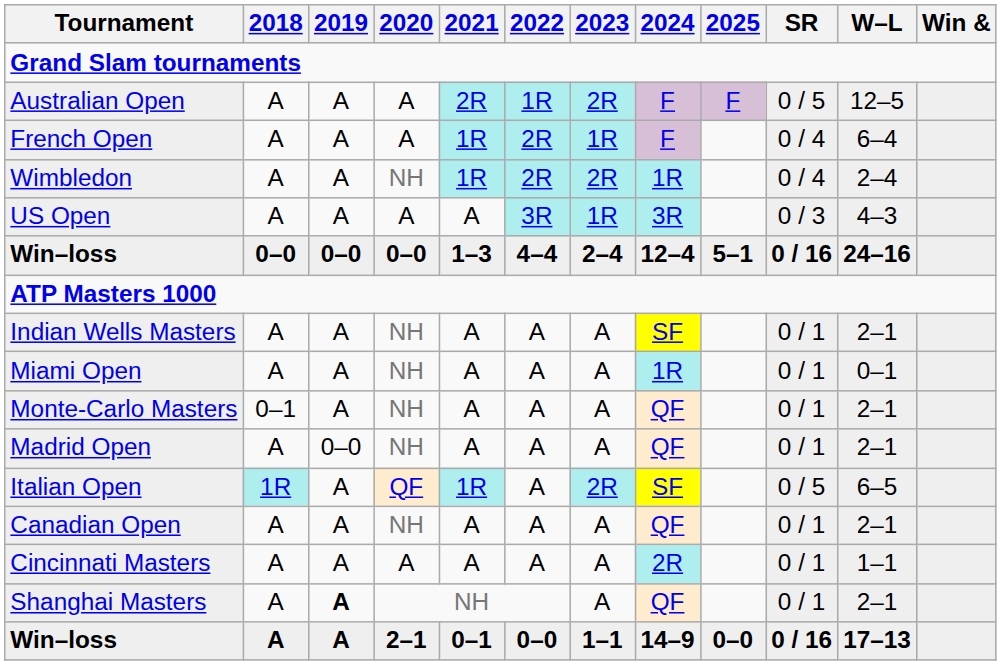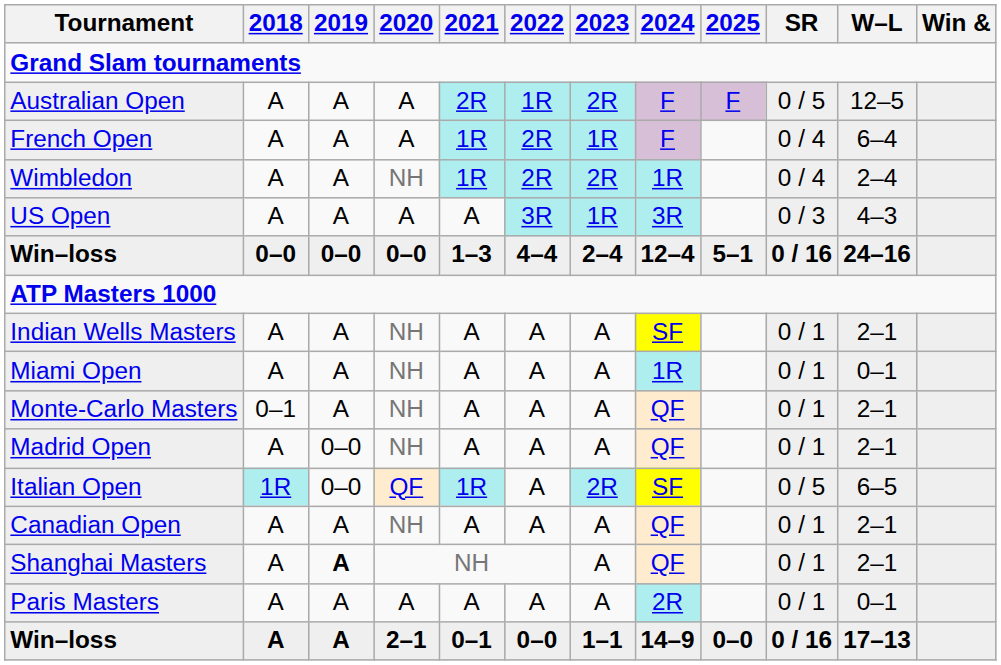(341, 486) A -> (341, 486) 0–0
- row: (110, 563)
+ row: (85, 602)
